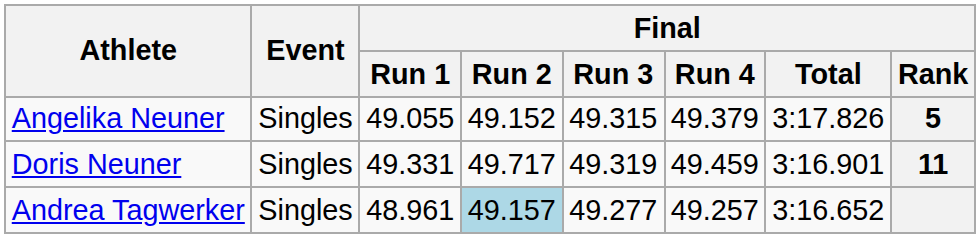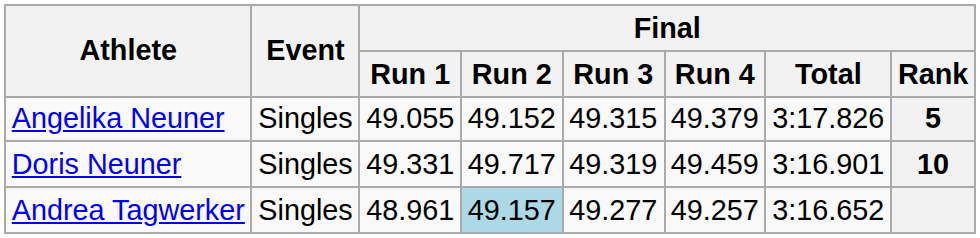(933, 165) 11 -> (933, 165) 10
